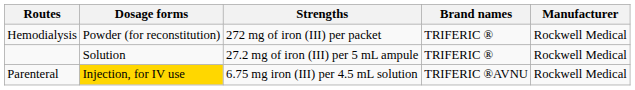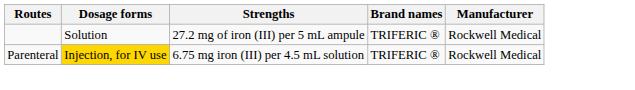- row: (42, 34)
(476, 74) TRIFERIC ®AVNU -> (405, 54) TRIFERIC ®
